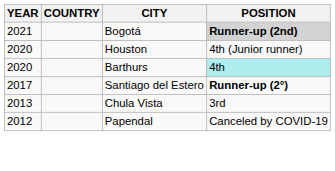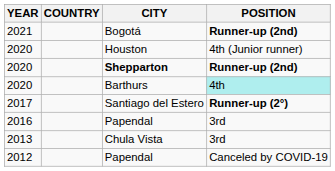(253, 31) lightgrey background -> (253, 31) no background
+ row: (20, 67)
+ row: (20, 121)
